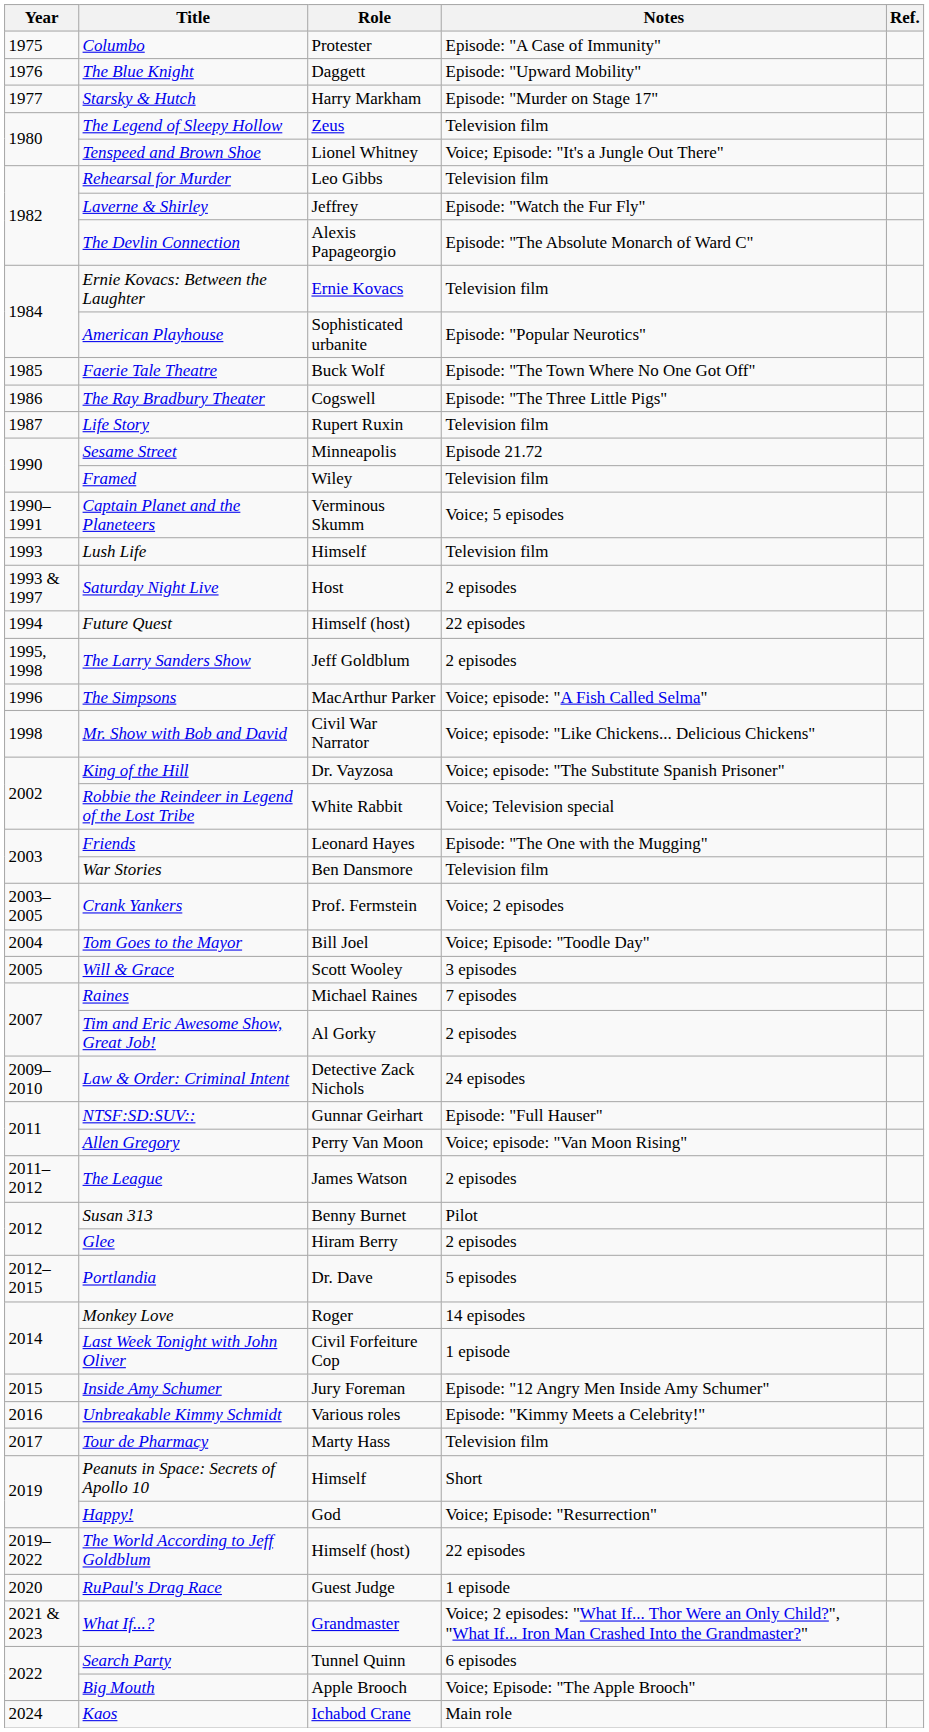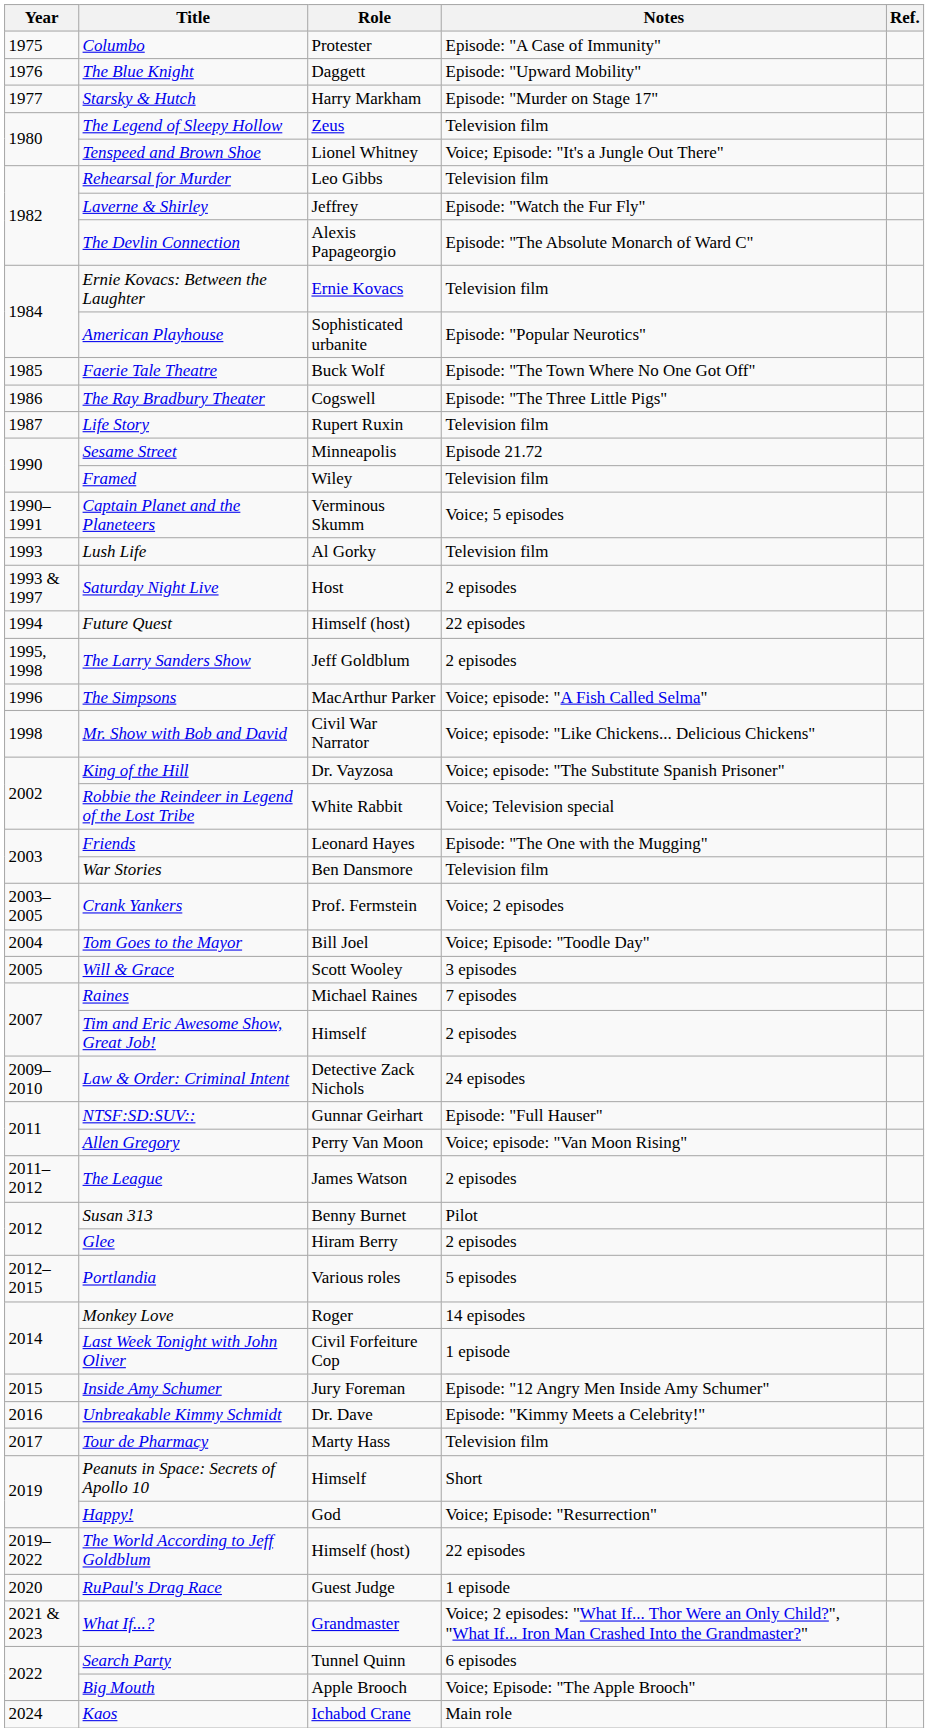(339, 551) Himself -> (344, 551) Al Gorky
(344, 1033) Al Gorky -> (339, 1033) Himself
(342, 1278) Dr. Dave -> (356, 1278) Various roles
(356, 1414) Various roles -> (342, 1414) Dr. Dave
